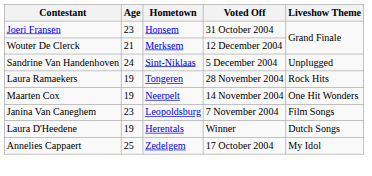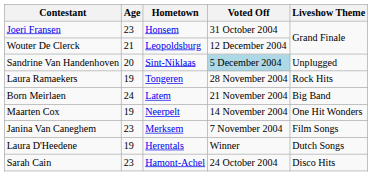(164, 46) Merksem -> (173, 46) Leopoldsburg
(129, 63) 24 -> (129, 63) 20
(242, 63) no background -> (246, 63) lightblue background
+ row: (36, 96)
(173, 112) Leopoldsburg -> (164, 129) Merksem
+ row: (29, 162)
- row: (44, 146)
